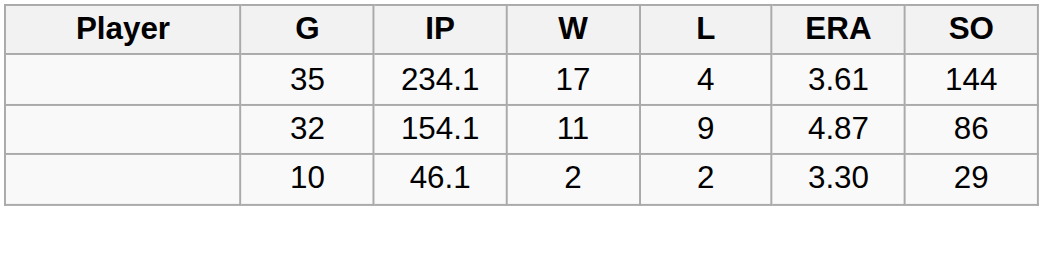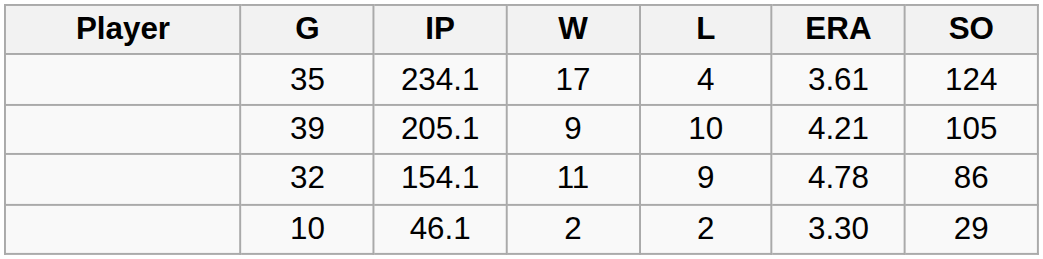(971, 79) 144 -> (971, 79) 124
+ row: (307, 128)
(838, 128) 4.87 -> (838, 178) 4.78
